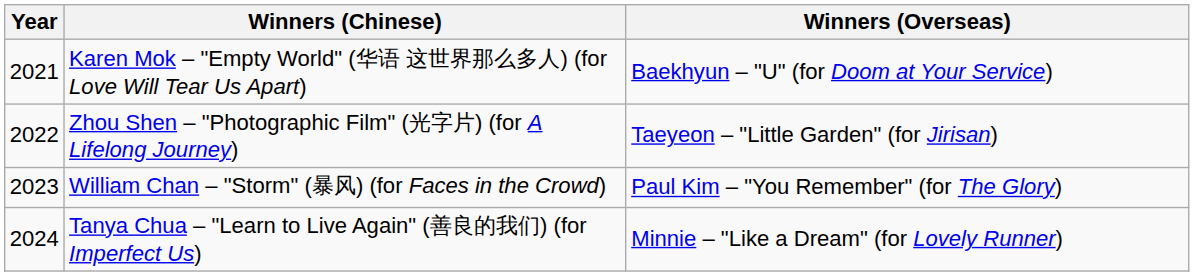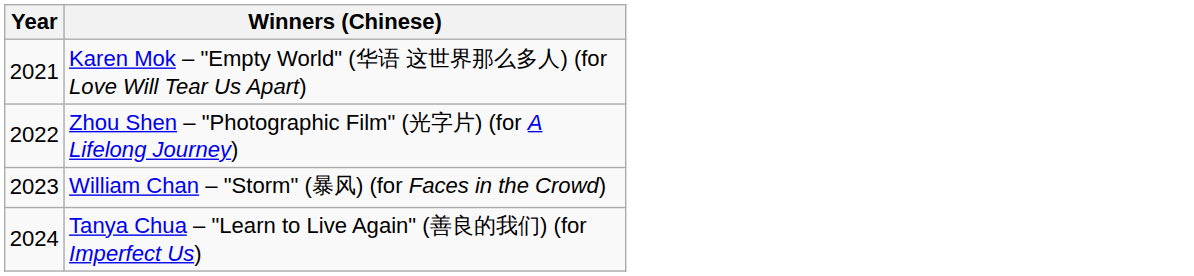- column: (907, 22)
